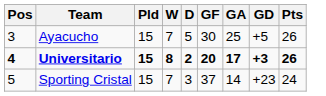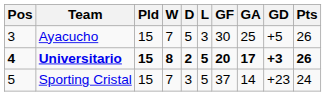+ column: (205, 15)
